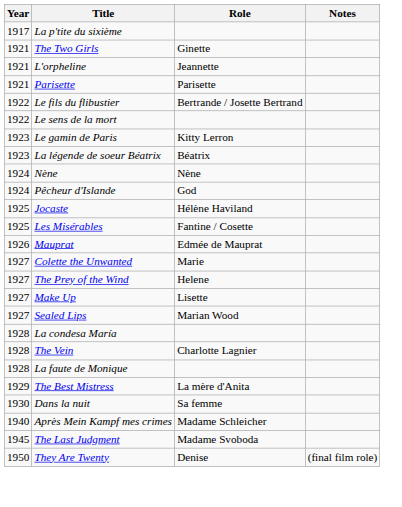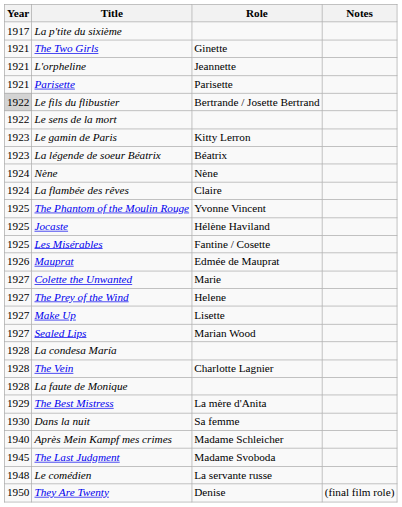(18, 102) no background -> (18, 102) lightgrey background
+ row: (82, 191)
- row: (75, 191)
+ row: (112, 208)
+ row: (63, 475)
